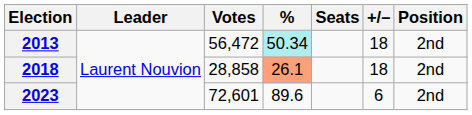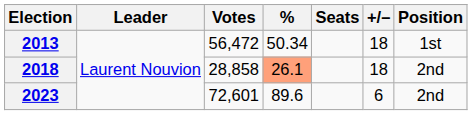(287, 43) paleturquoise background -> (287, 43) no background
(430, 43) 2nd -> (430, 43) 1st
